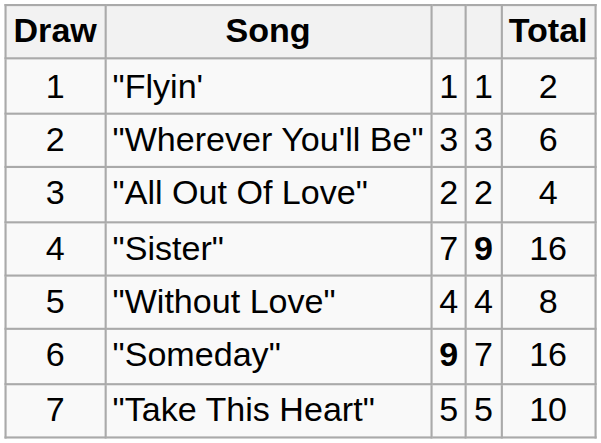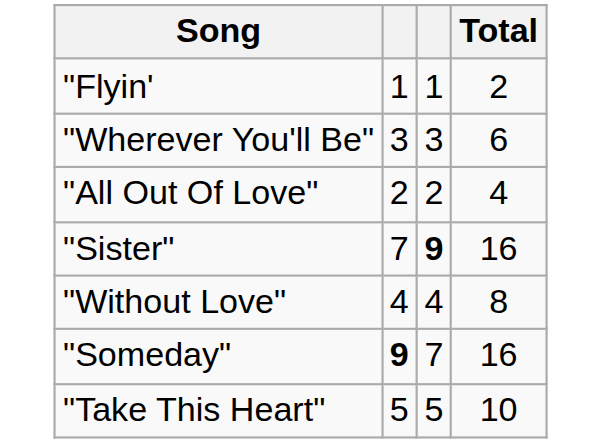- column: (55, 31)
